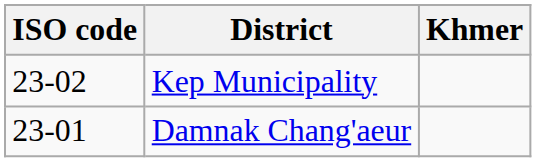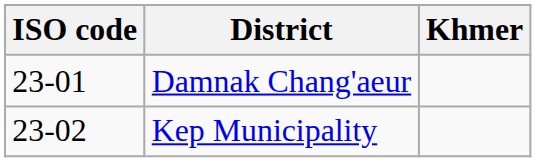rows swapped: (281, 130) <-> (264, 80)
